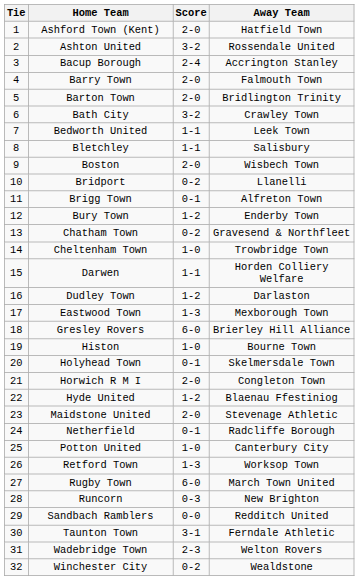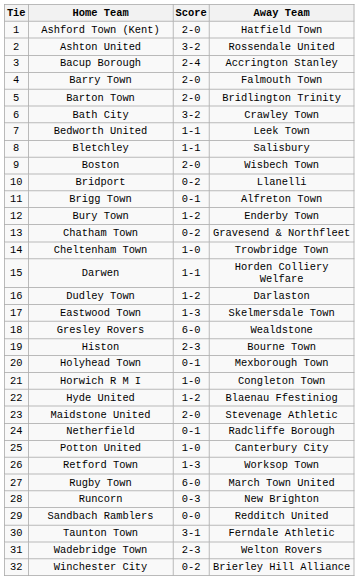(282, 313) Mexborough Town -> (282, 313) Skelmersdale Town
(282, 330) Brierley Hill Alliance -> (282, 330) Wealdstone
(191, 347) 1-0 -> (191, 347) 2-3
(282, 364) Skelmersdale Town -> (282, 364) Mexborough Town
(191, 381) 2-0 -> (191, 381) 1-0
(282, 567) Wealdstone -> (282, 567) Brierley Hill Alliance
